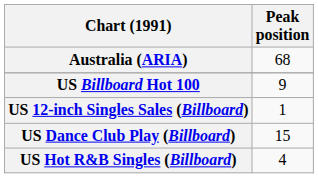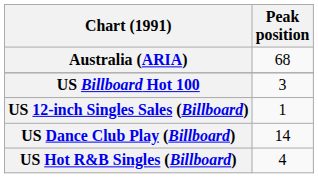(283, 85) 9 -> (283, 85) 3
(283, 135) 15 -> (283, 135) 14
